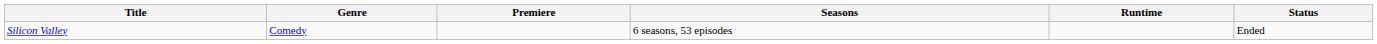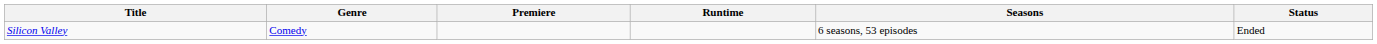columns swapped: (840, 13) <-> (1142, 13)
